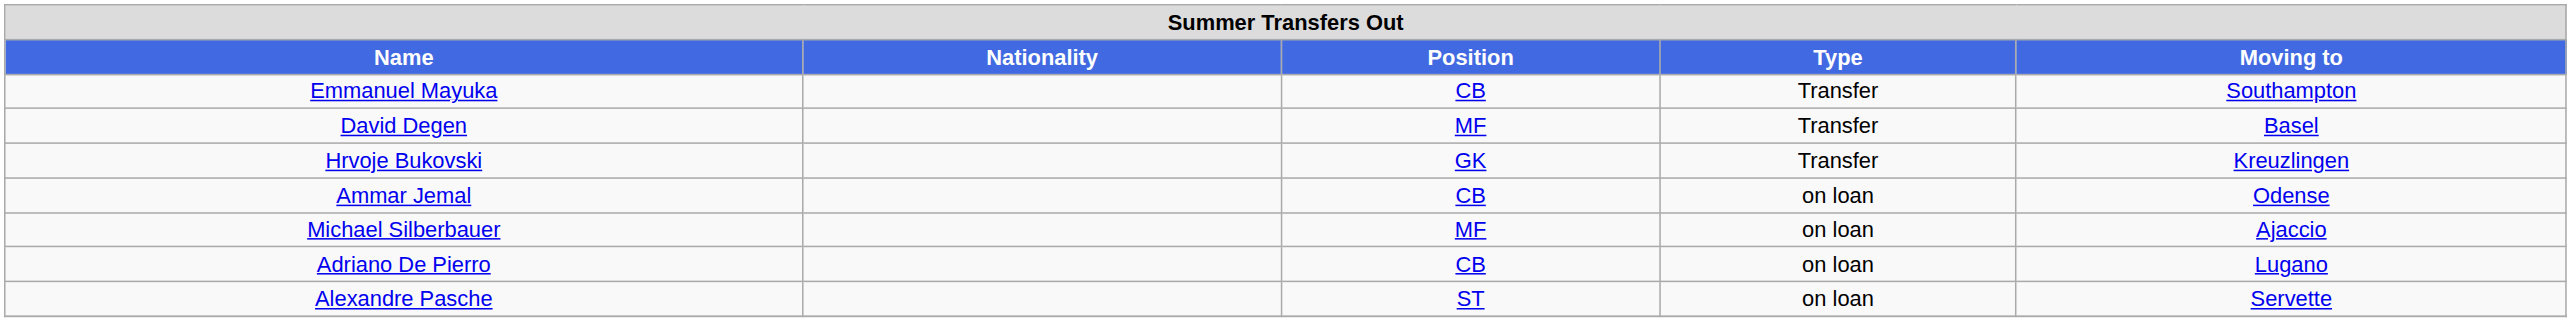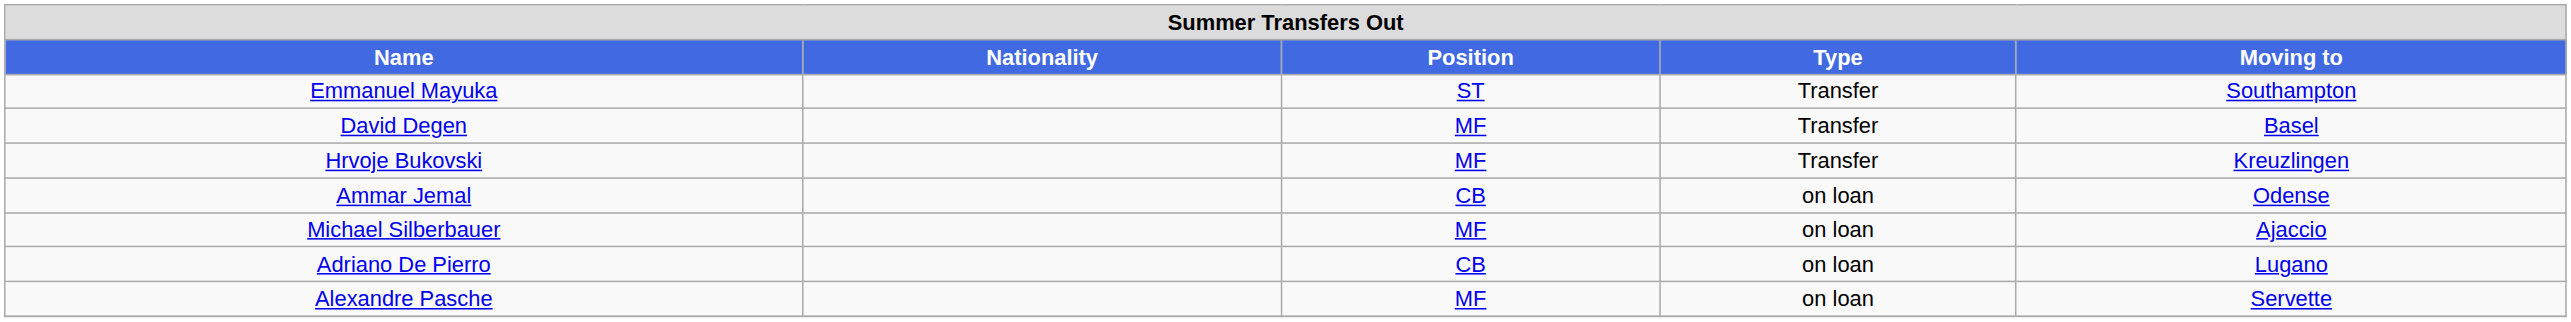(1471, 92) CB -> (1471, 92) ST
(1471, 161) GK -> (1471, 161) MF
(1471, 299) ST -> (1471, 299) MF
